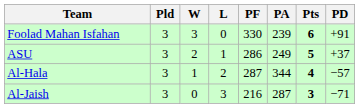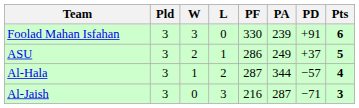columns swapped: (340, 14) <-> (311, 14)
